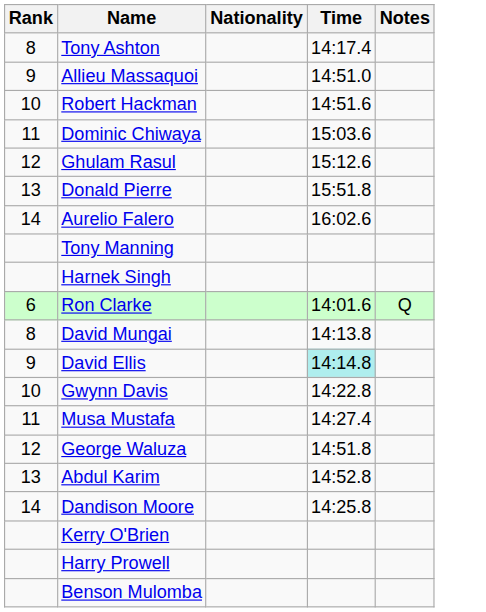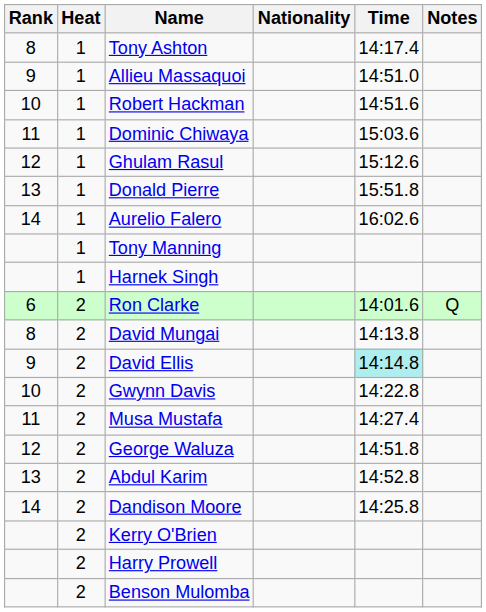+ column: (81, 18)
